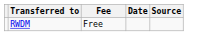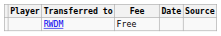+ column: (25, 11)
